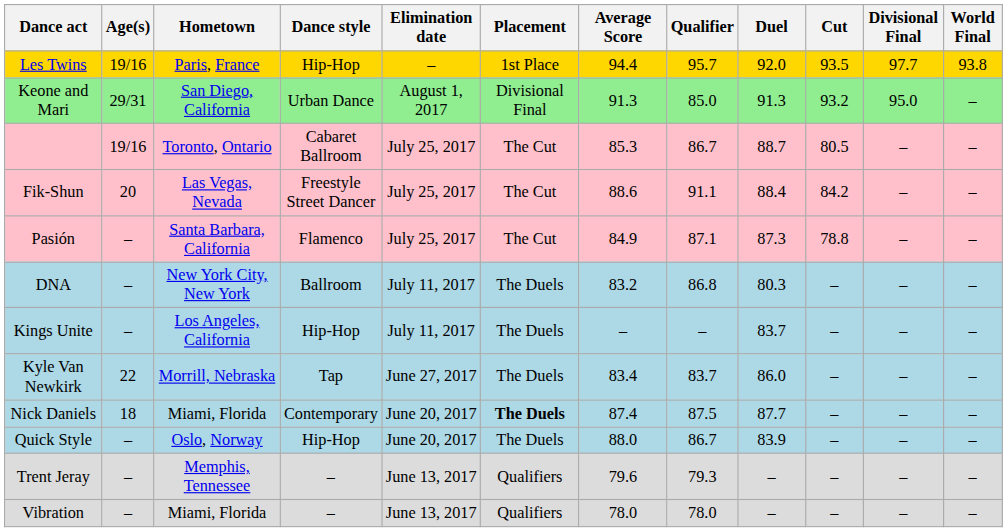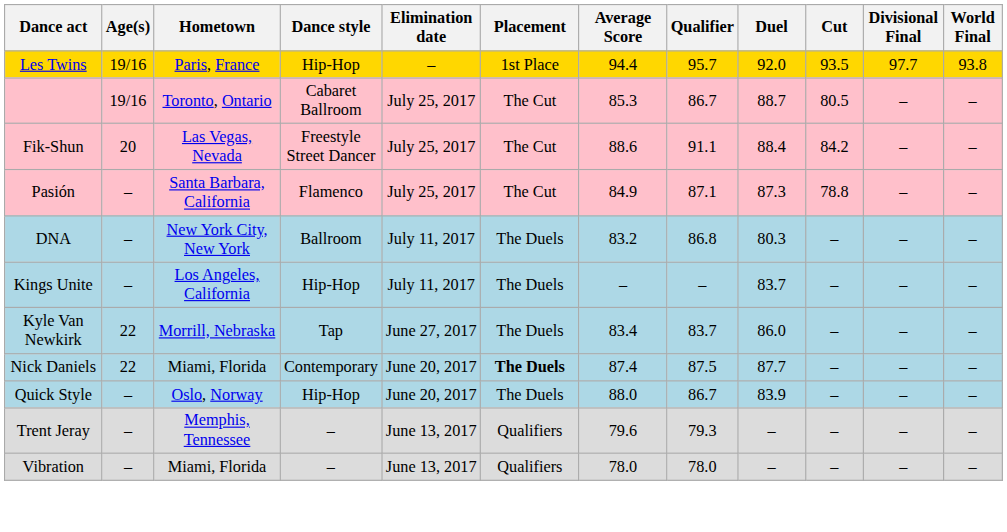- row: (53, 100)
(128, 413) 18 -> (128, 367) 22
